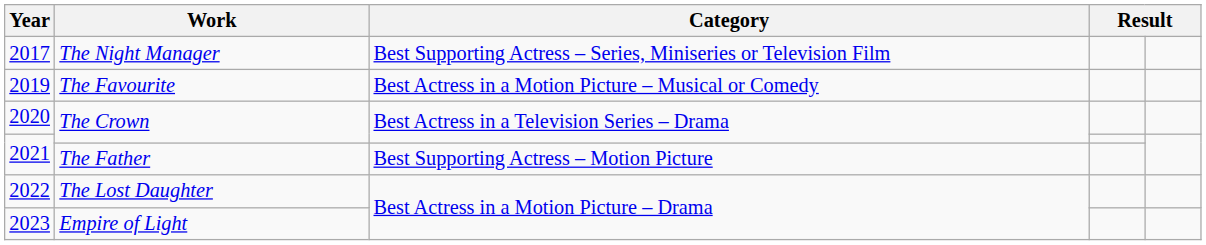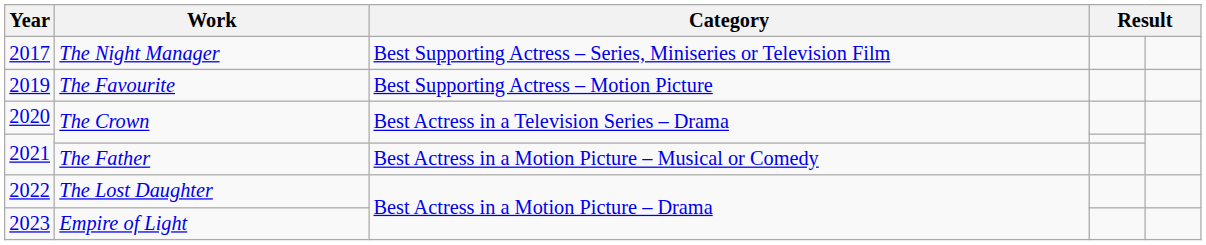(596, 85) Best Actress in a Motion Picture – Musical or Comedy -> (543, 85) Best Supporting Actress – Motion Picture
(543, 158) Best Supporting Actress – Motion Picture -> (596, 158) Best Actress in a Motion Picture – Musical or Comedy
